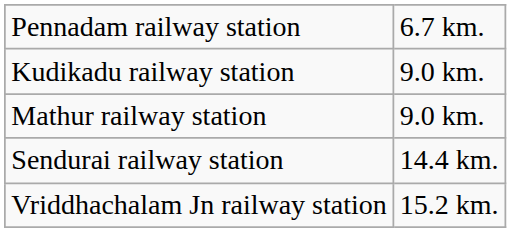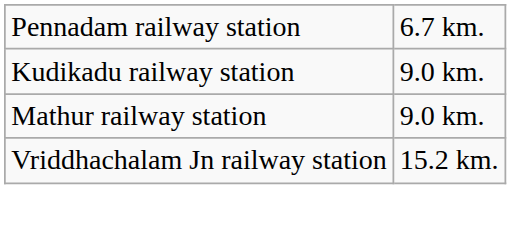- row: (147, 159)
